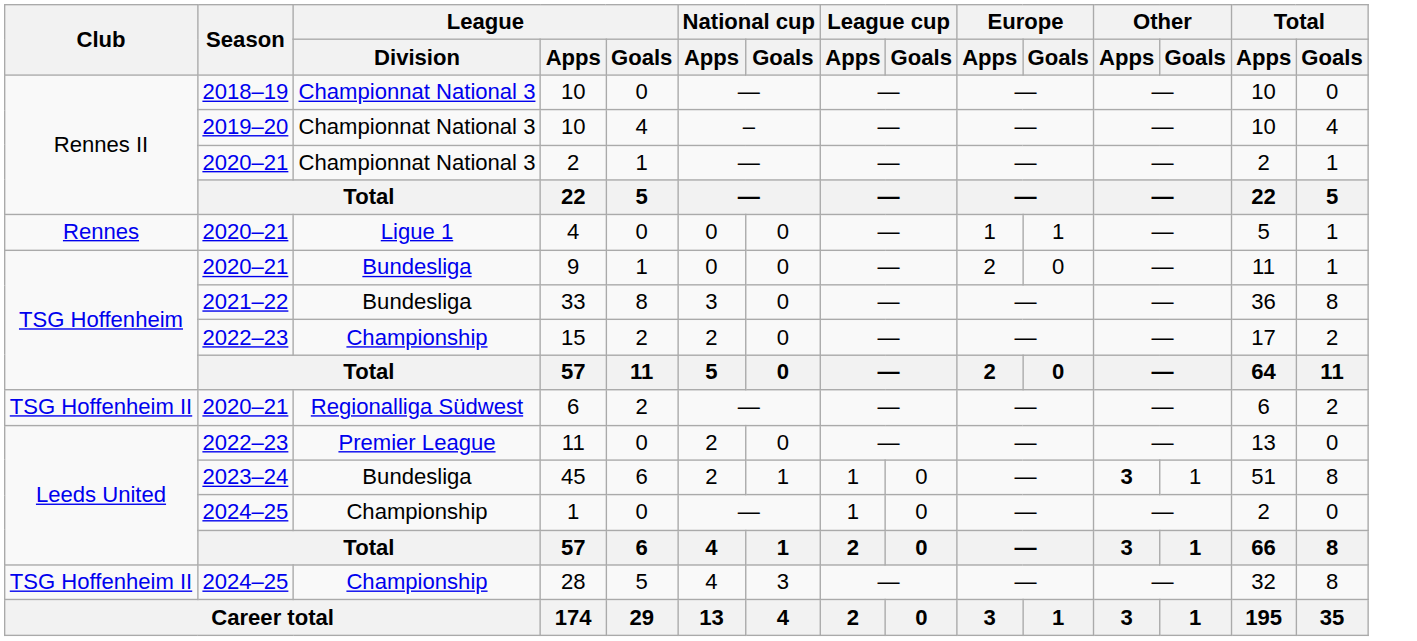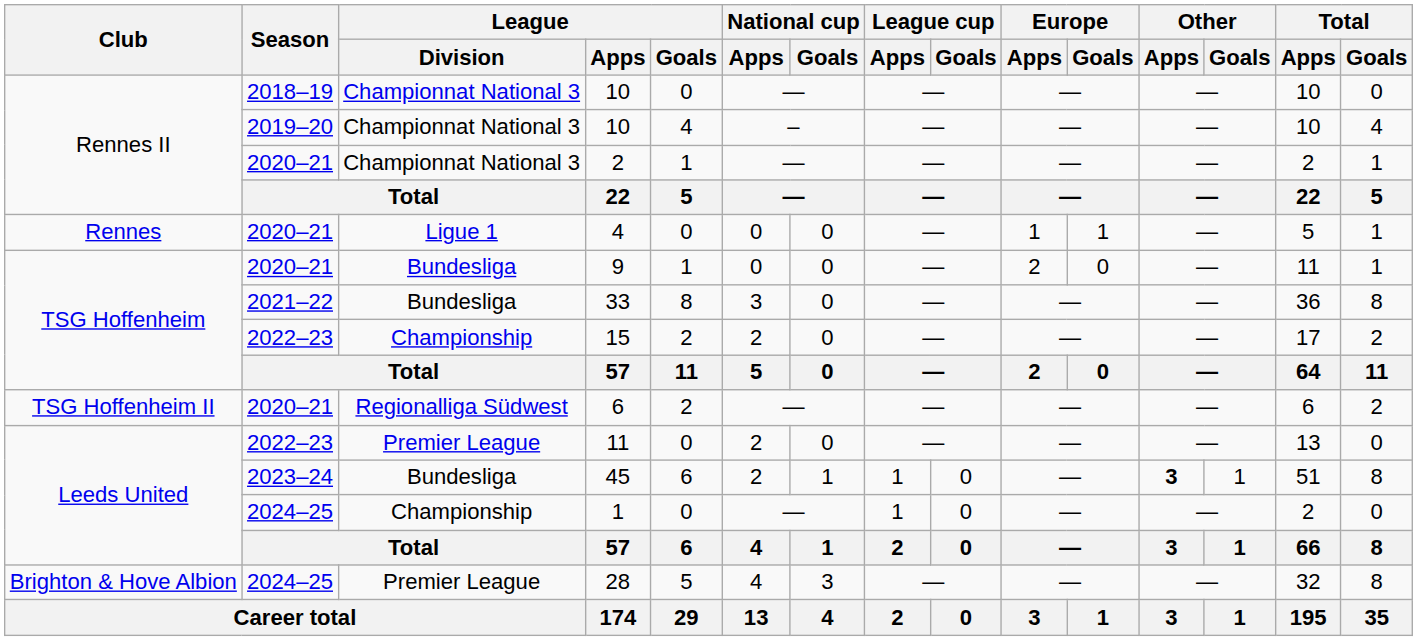(101, 582) TSG Hoffenheim II -> (123, 582) Brighton & Hove Albion
(417, 582) Championship -> (462, 582) Premier League
